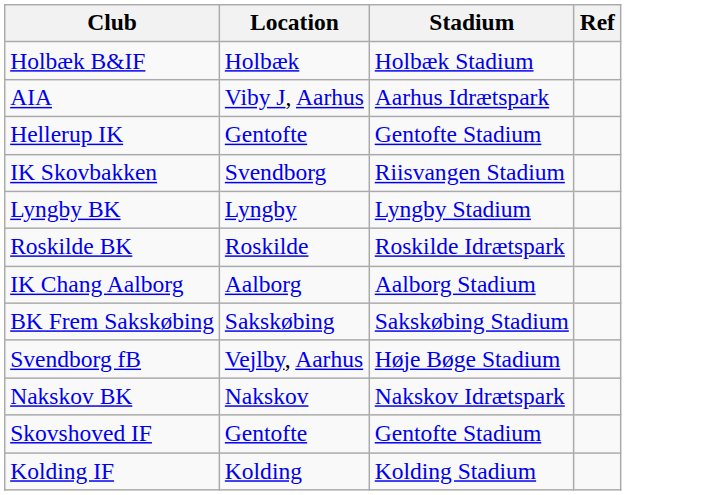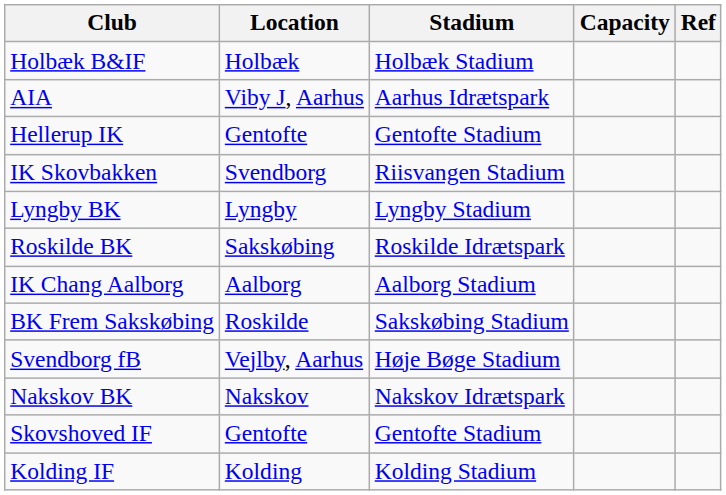+ column: (625, 23)
(267, 246) Roskilde -> (280, 246) Sakskøbing
(280, 321) Sakskøbing -> (267, 321) Roskilde
